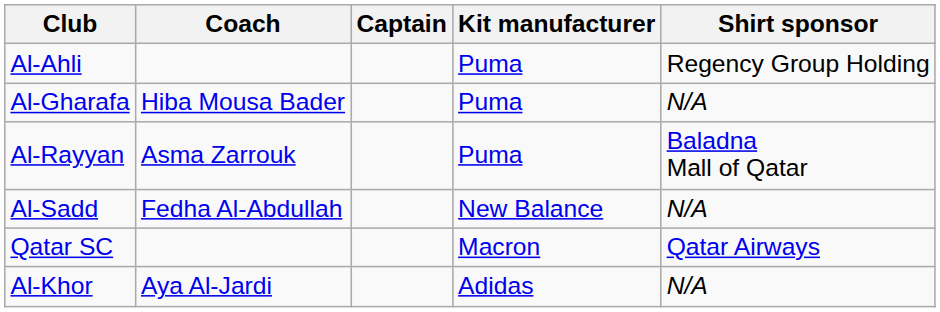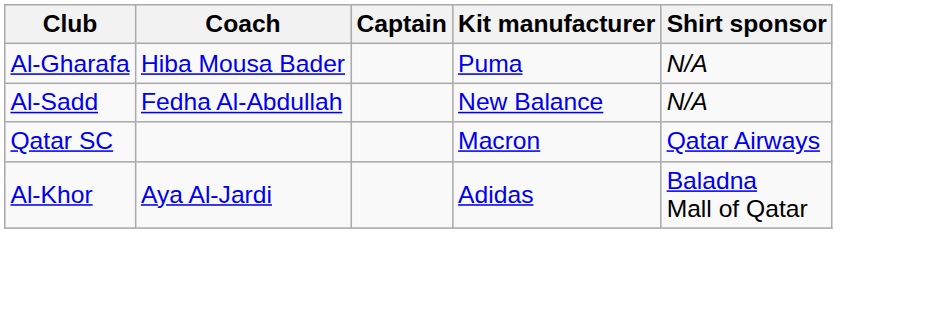- row: (46, 63)
- row: (67, 155)
(687, 286) N/A -> (737, 194) Baladna Mall of Qatar
